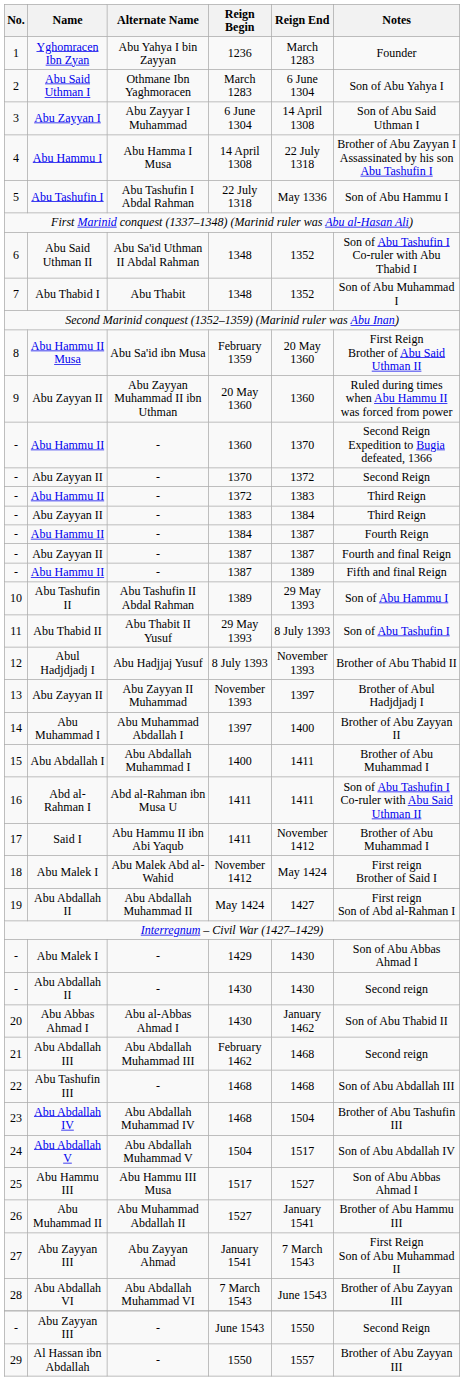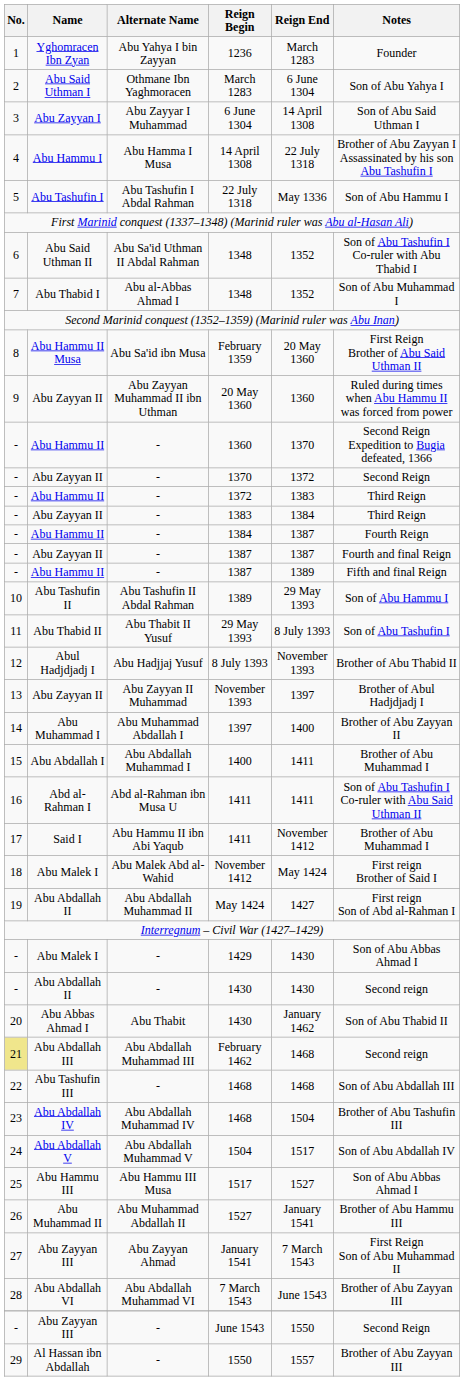(158, 294) Abu Thabit -> (158, 294) Abu al-Abbas Ahmad I
(158, 1021) Abu al-Abbas Ahmad I -> (158, 1021) Abu Thabit
(16, 1053) no background -> (16, 1053) khaki background
